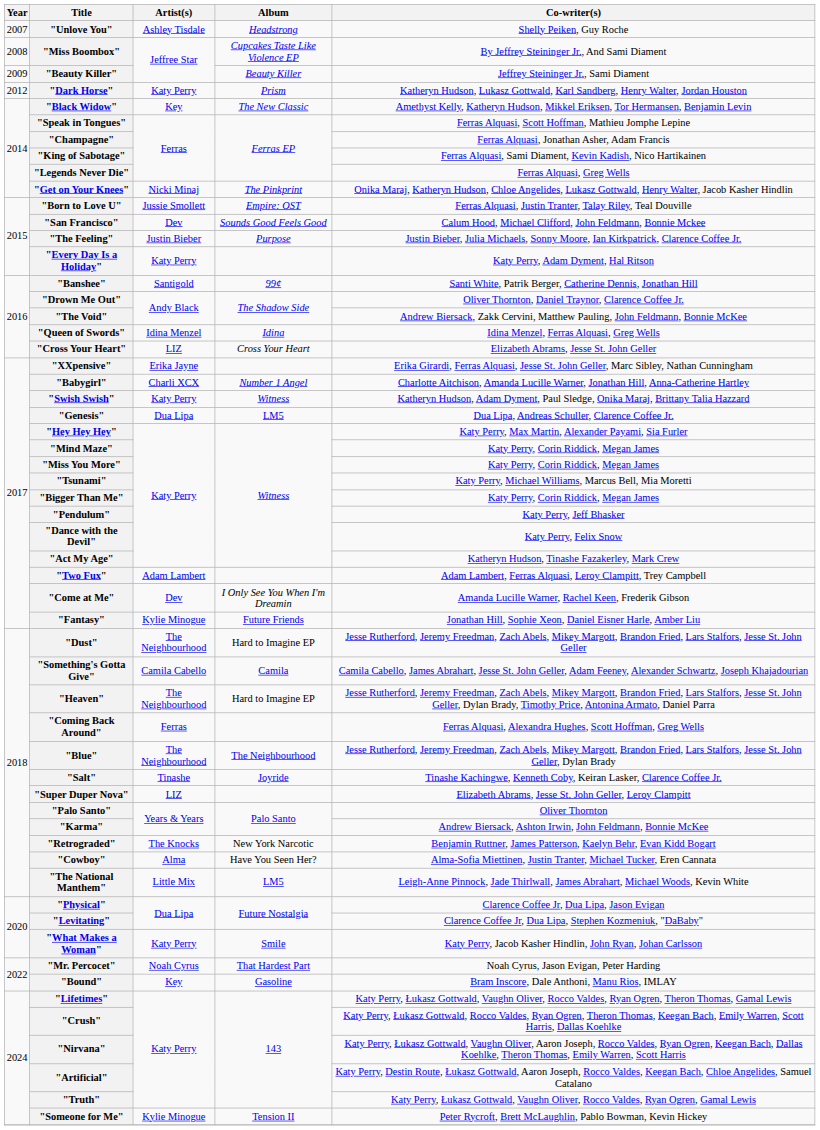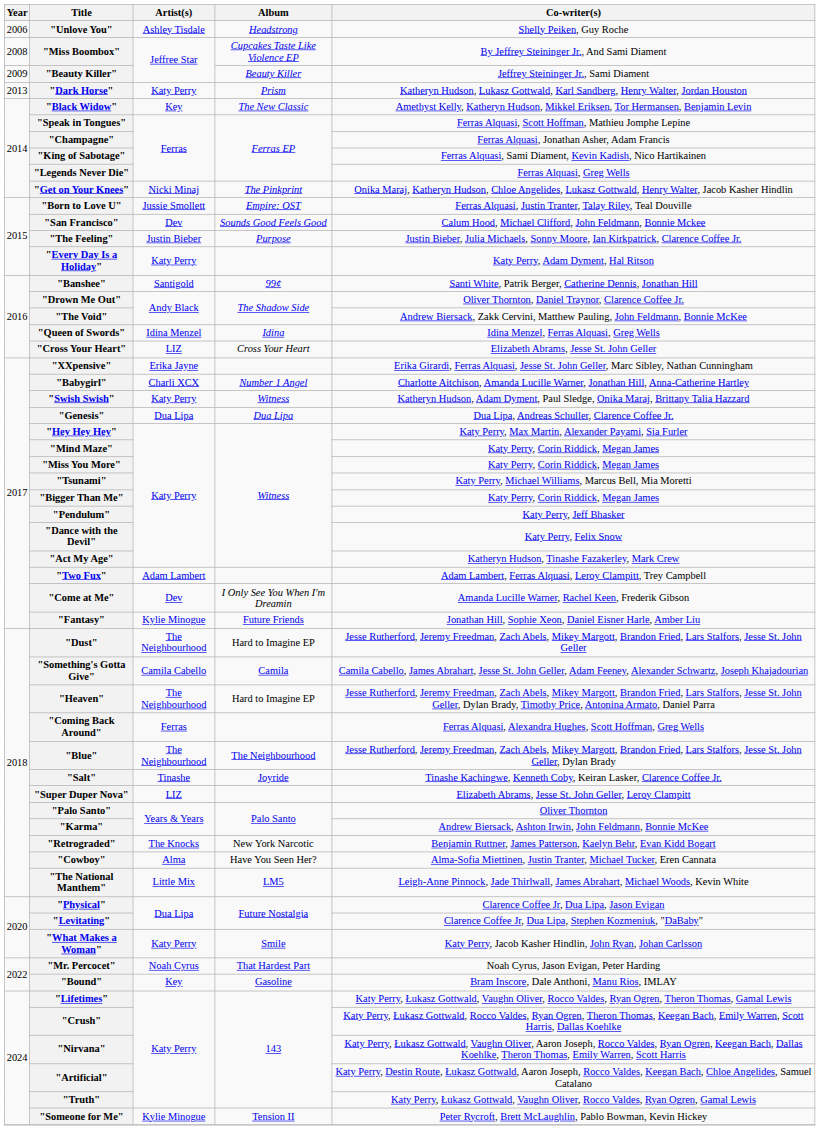(17, 29) 2007 -> (17, 29) 2006
(17, 90) 2012 -> (17, 90) 2013
(273, 415) LM5 -> (273, 415) Dua Lipa
